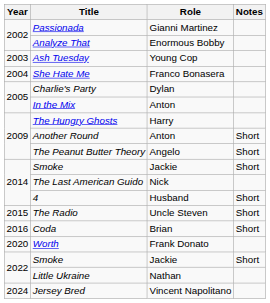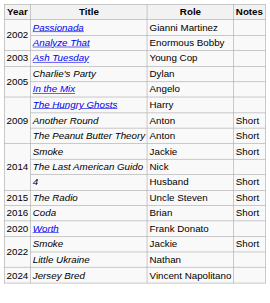- row: (17, 74)
(162, 105) Anton -> (165, 89) Angelo
(165, 151) Angelo -> (162, 136) Anton
